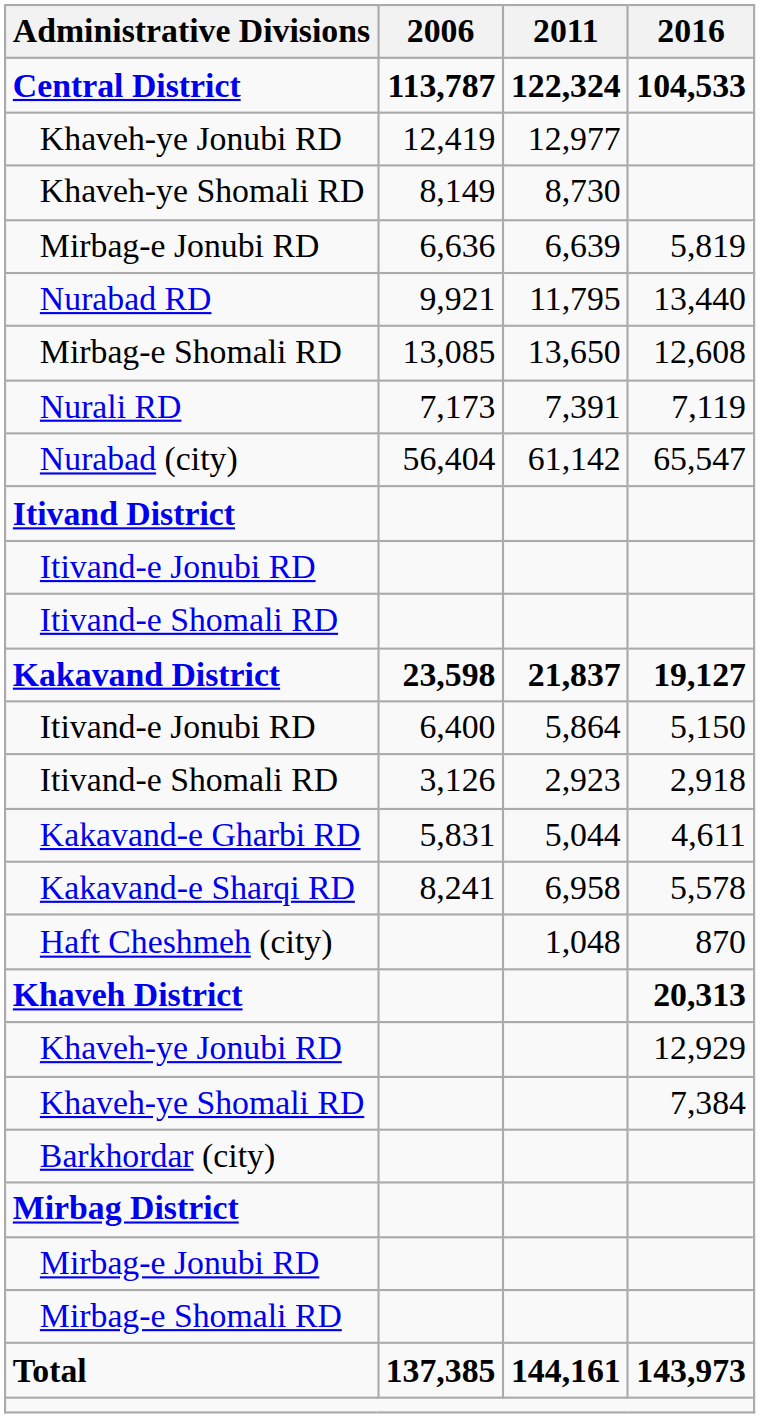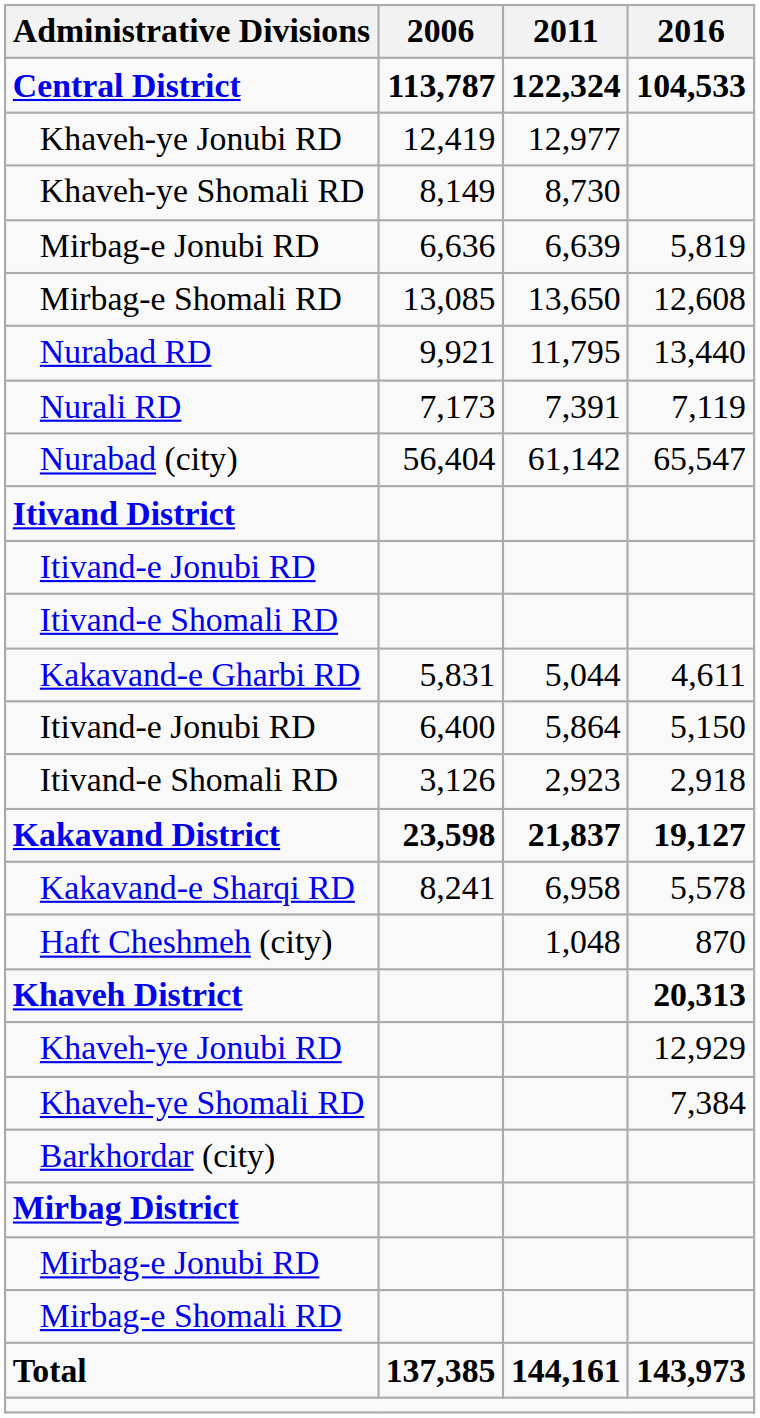rows swapped: (191, 352) <-> (126, 298)
rows swapped: (146, 673) <-> (200, 834)
